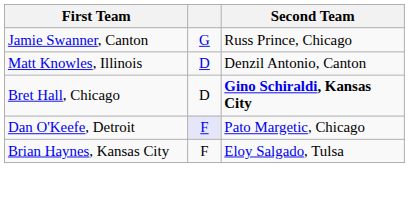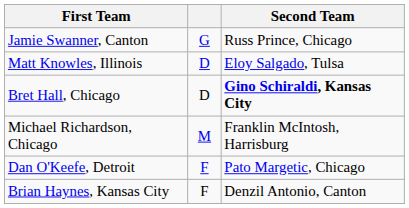(295, 63) Denzil Antonio, Canton -> (284, 63) Eloy Salgado, Tulsa
+ row: (70, 135)
(204, 127) lavender background -> (204, 167) no background
(284, 151) Eloy Salgado, Tulsa -> (295, 191) Denzil Antonio, Canton
